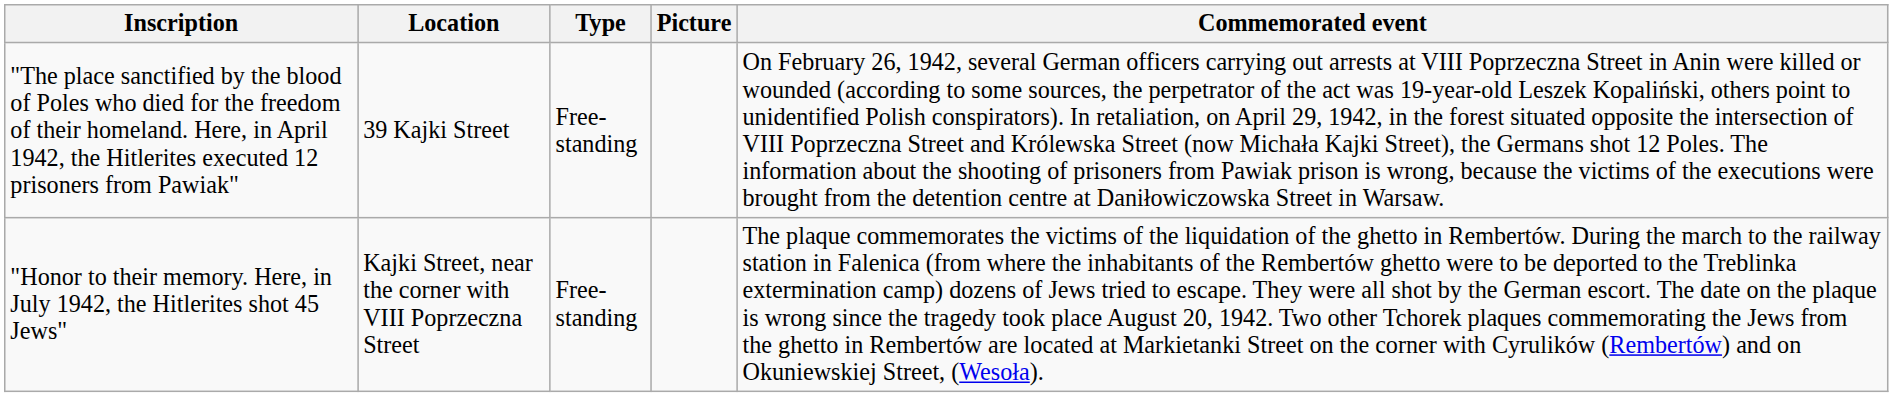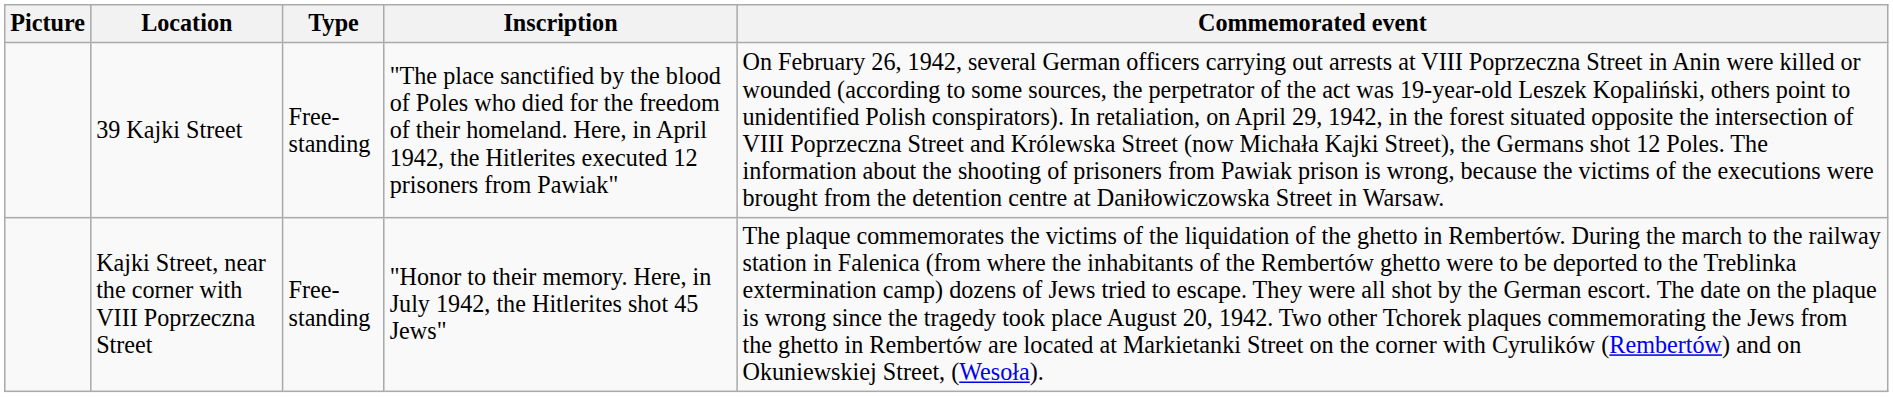columns swapped: (694, 23) <-> (181, 23)
